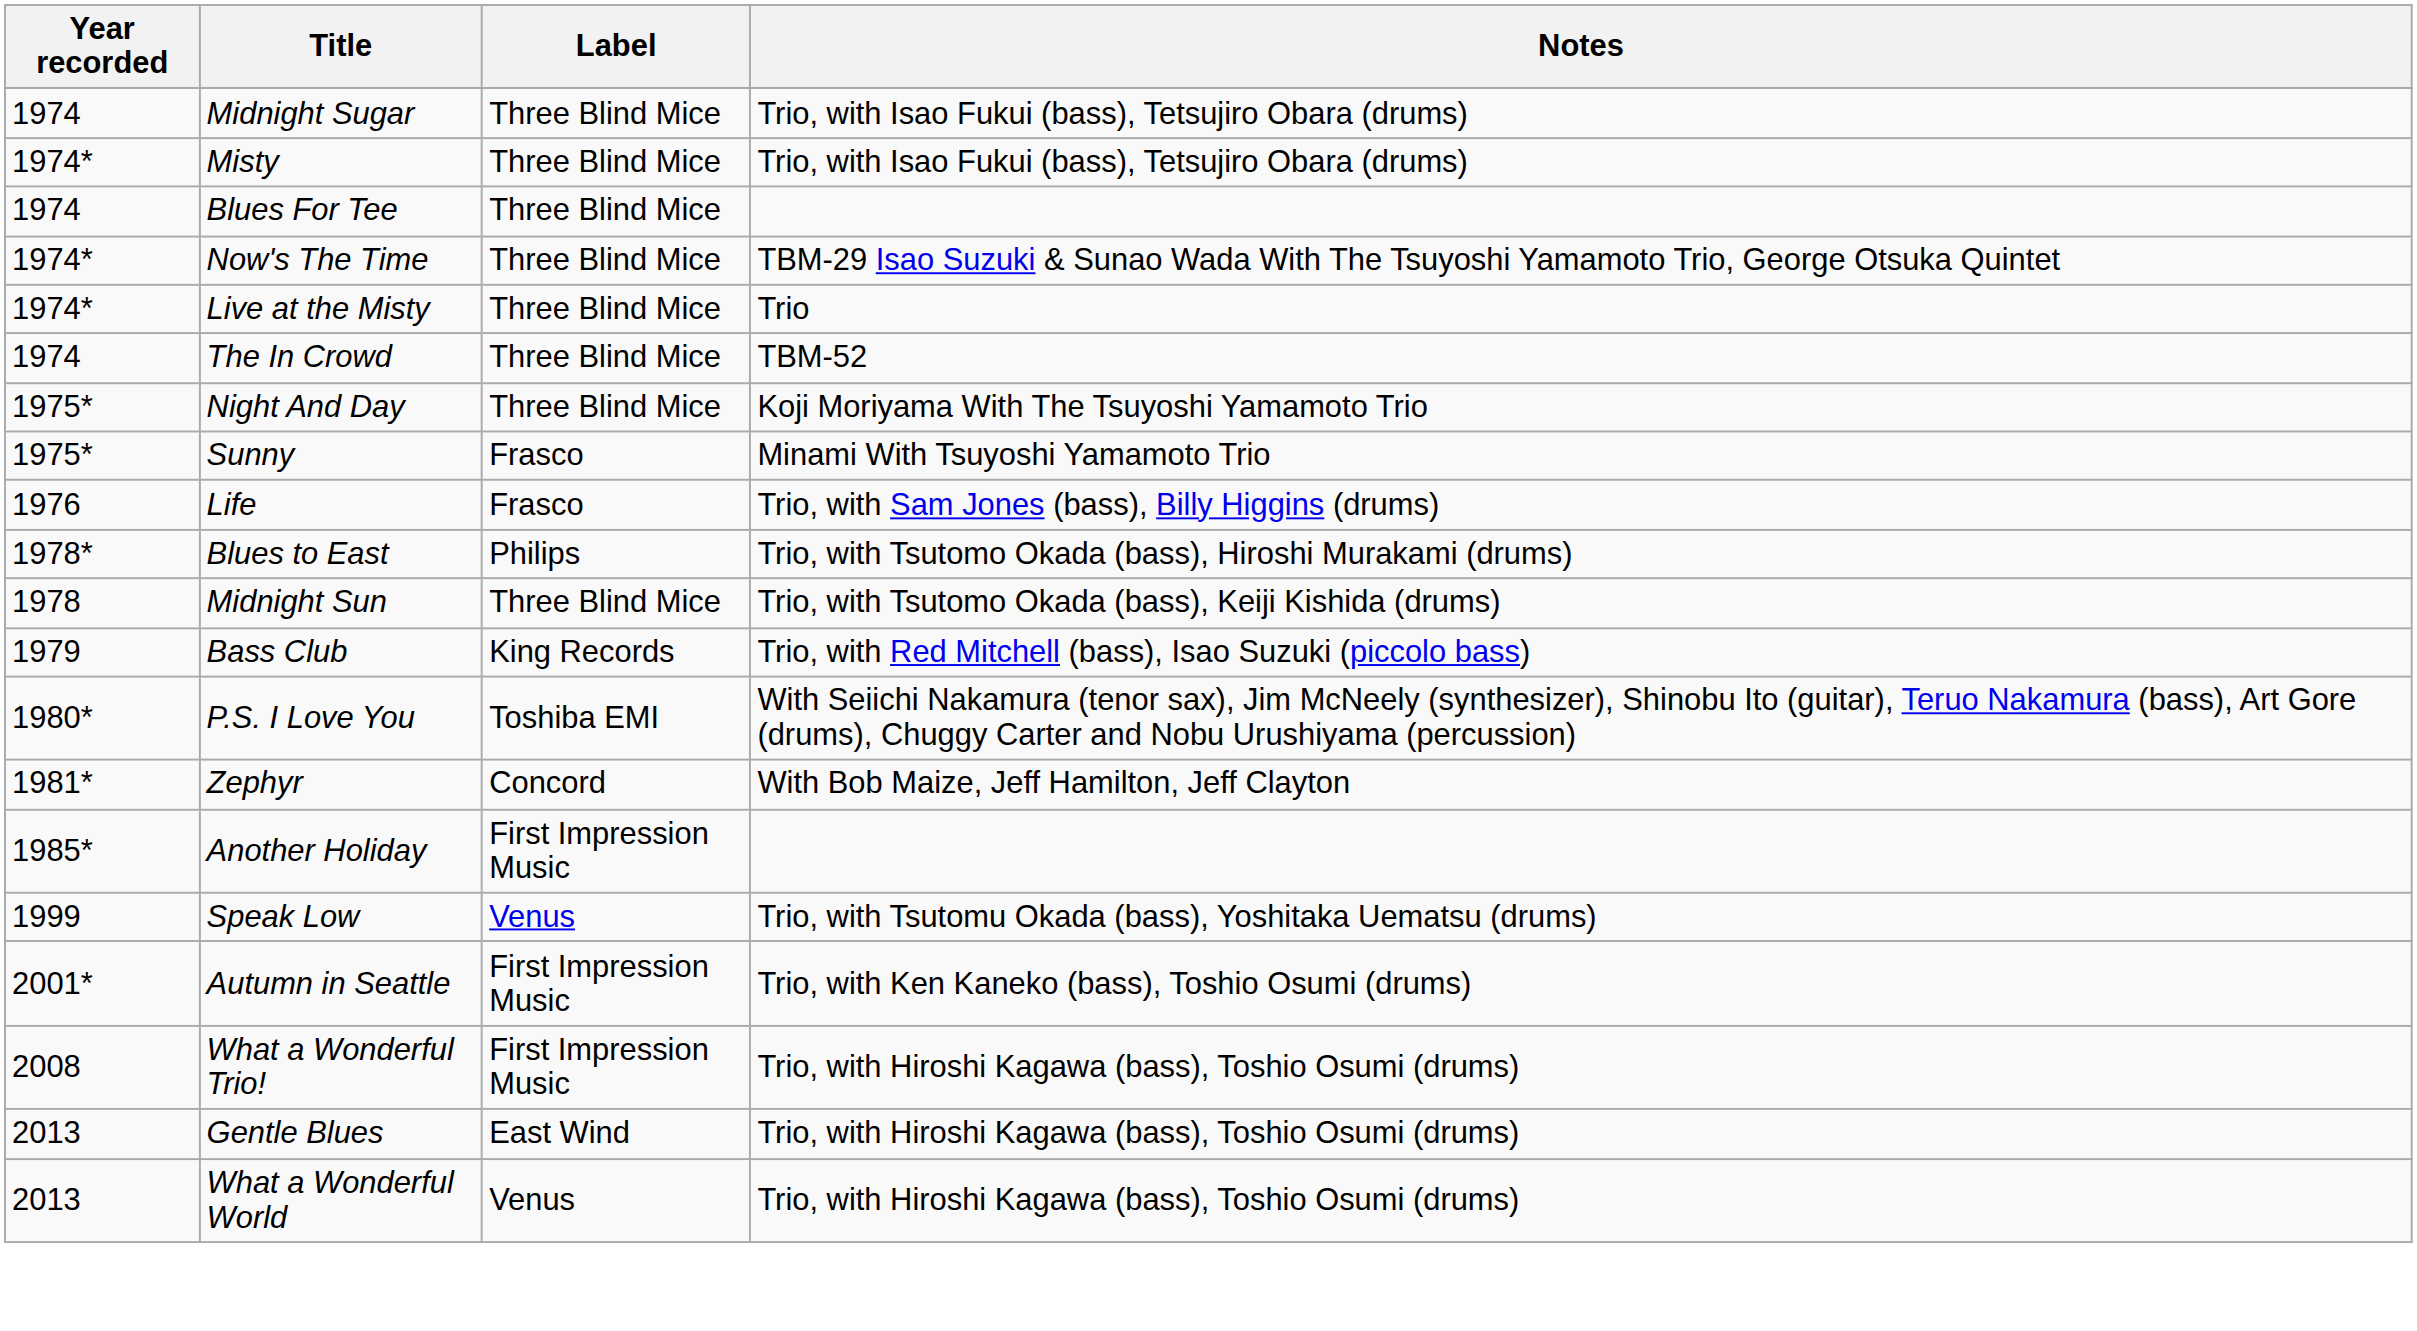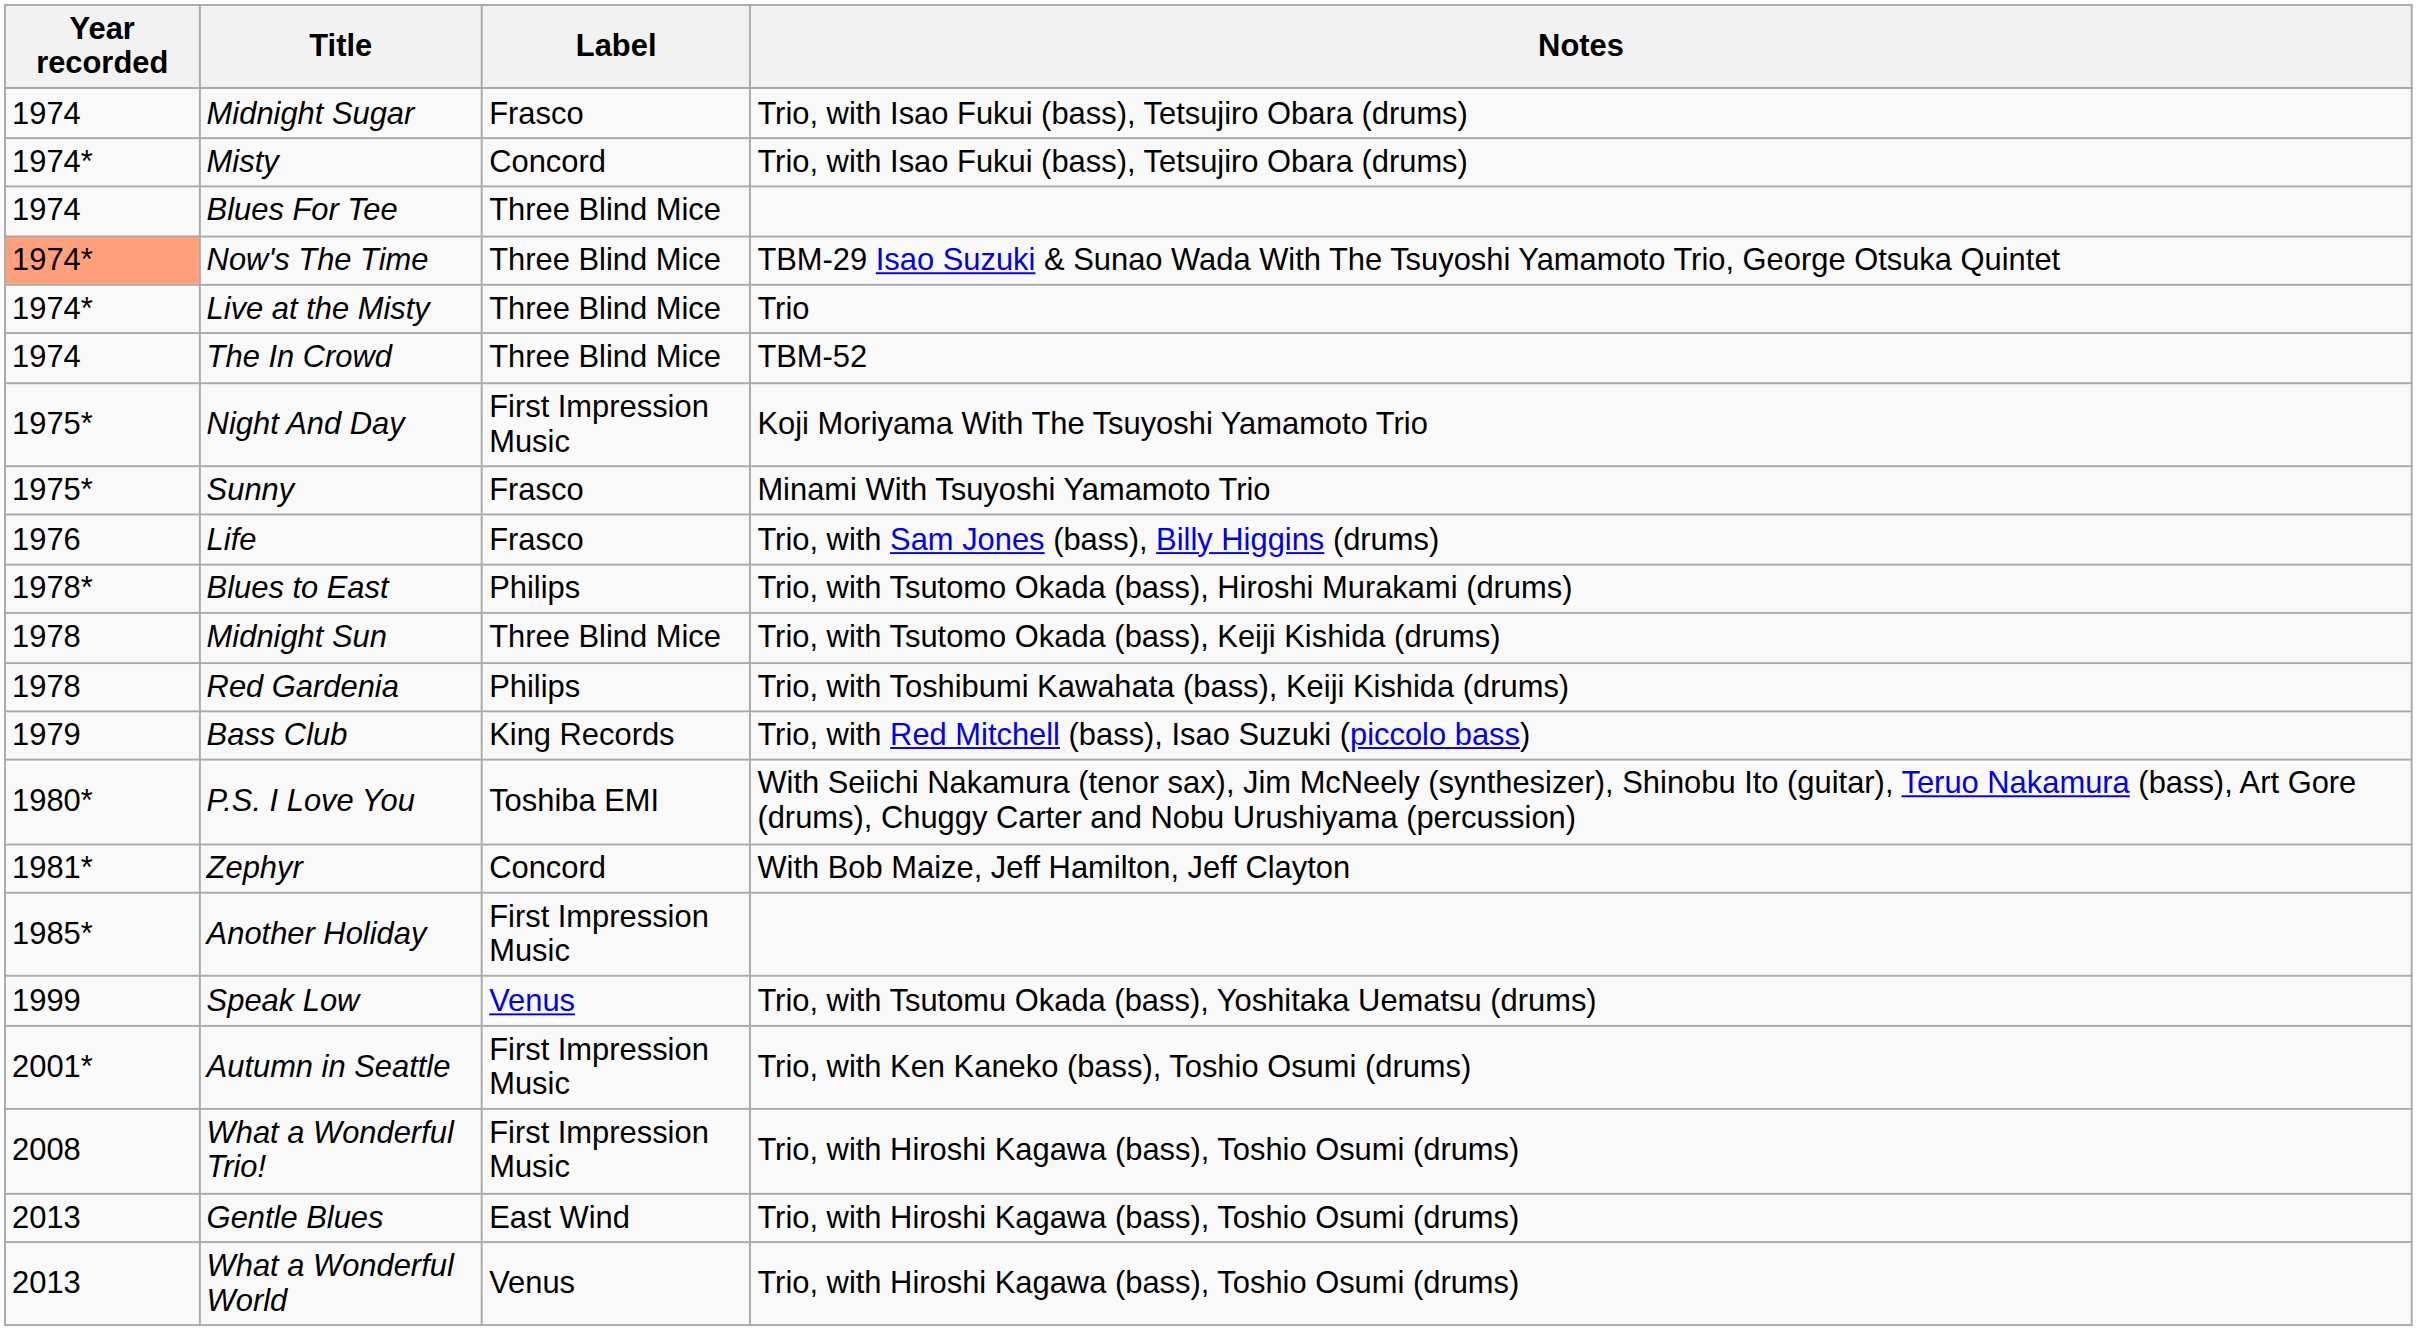(605, 112) Three Blind Mice -> (536, 112) Frasco
(605, 161) Three Blind Mice -> (548, 161) Concord
(52, 259) no background -> (52, 259) lightsalmon background
(605, 406) Three Blind Mice -> (599, 423) First Impression Music
+ row: (303, 686)
